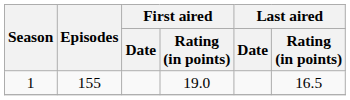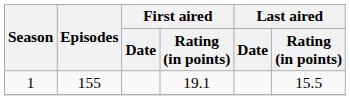(197, 82) 19.0 -> (197, 82) 19.1
(309, 82) 16.5 -> (309, 82) 15.5
